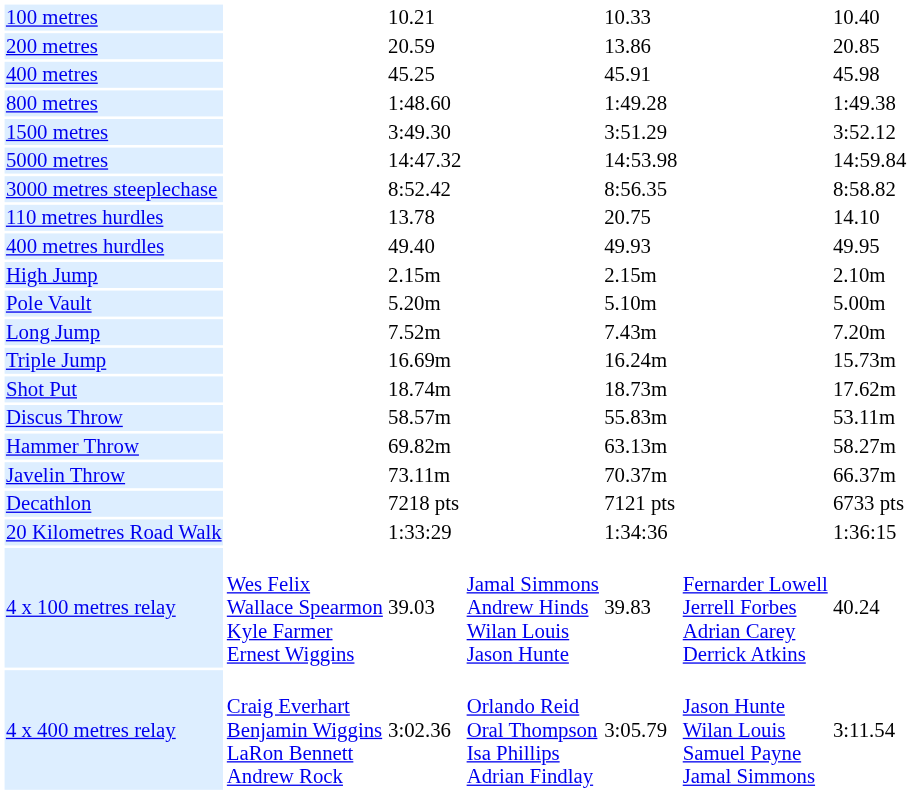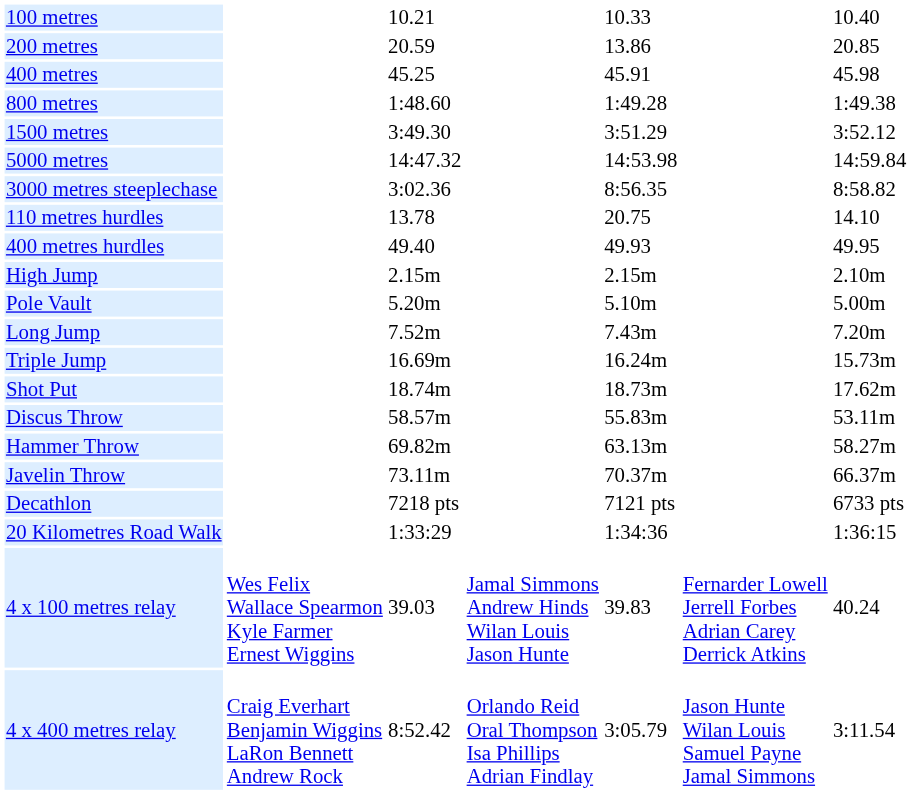(420, 189) 8:52.42 -> (420, 189) 3:02.36
(420, 729) 3:02.36 -> (420, 729) 8:52.42
